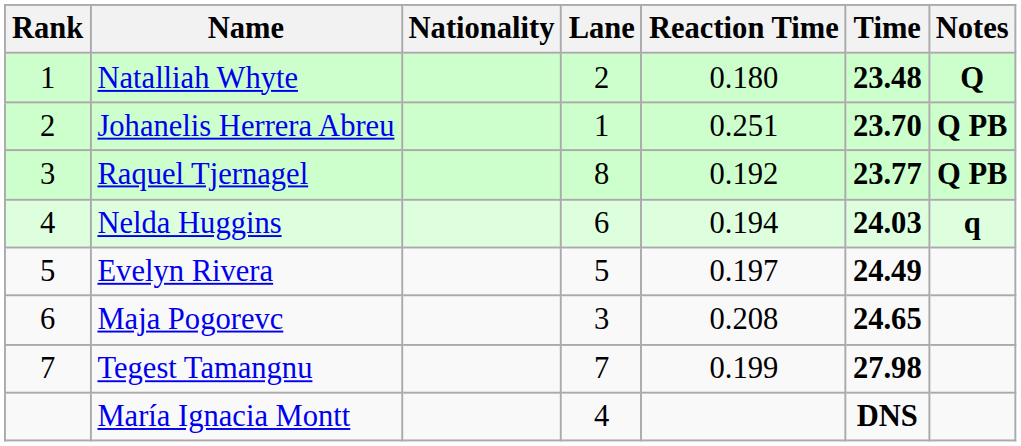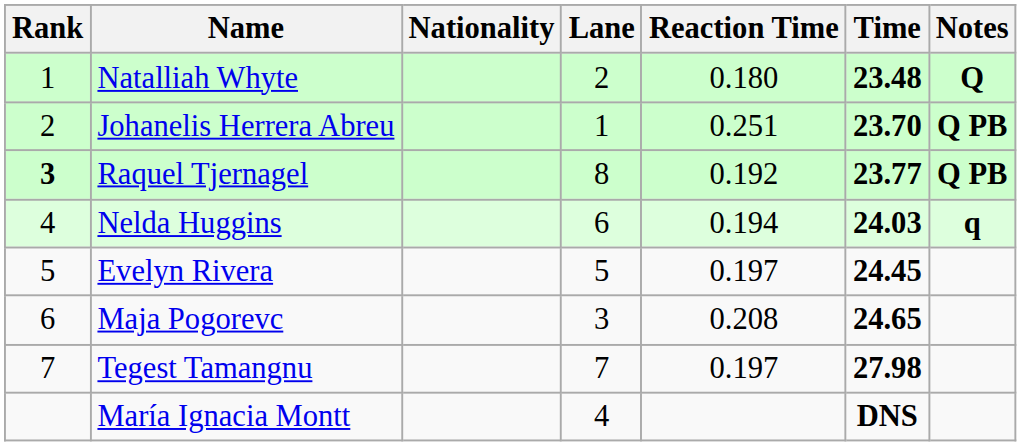(48, 174) normal -> (48, 174) bold
(887, 271) 24.49 -> (887, 271) 24.45
(744, 367) 0.199 -> (744, 367) 0.197
